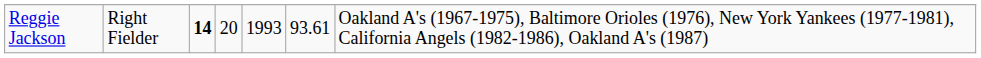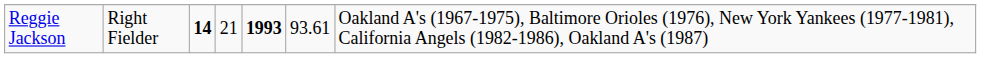(229, 28) 20 -> (229, 28) 21
(264, 28) normal -> (264, 28) bold
